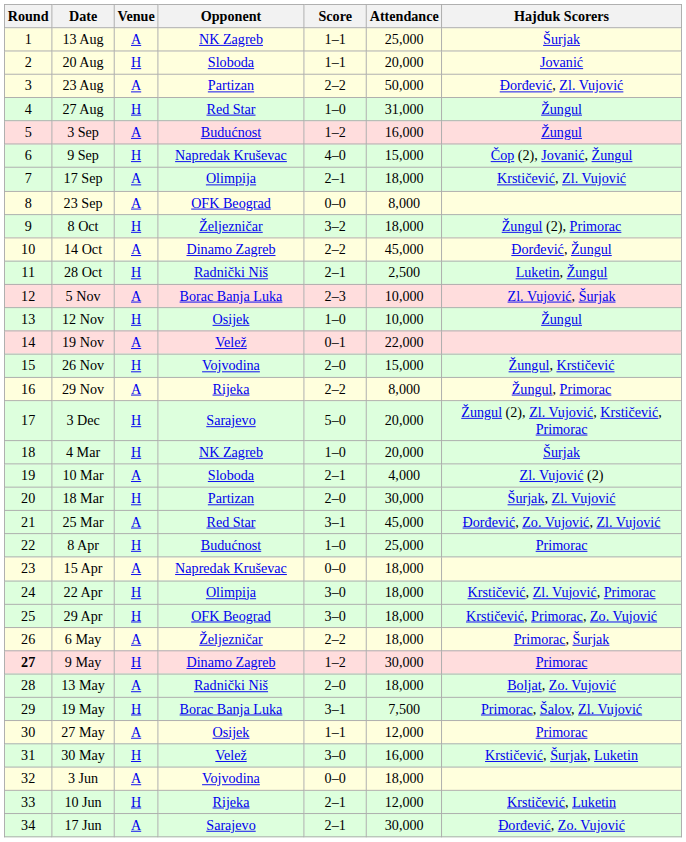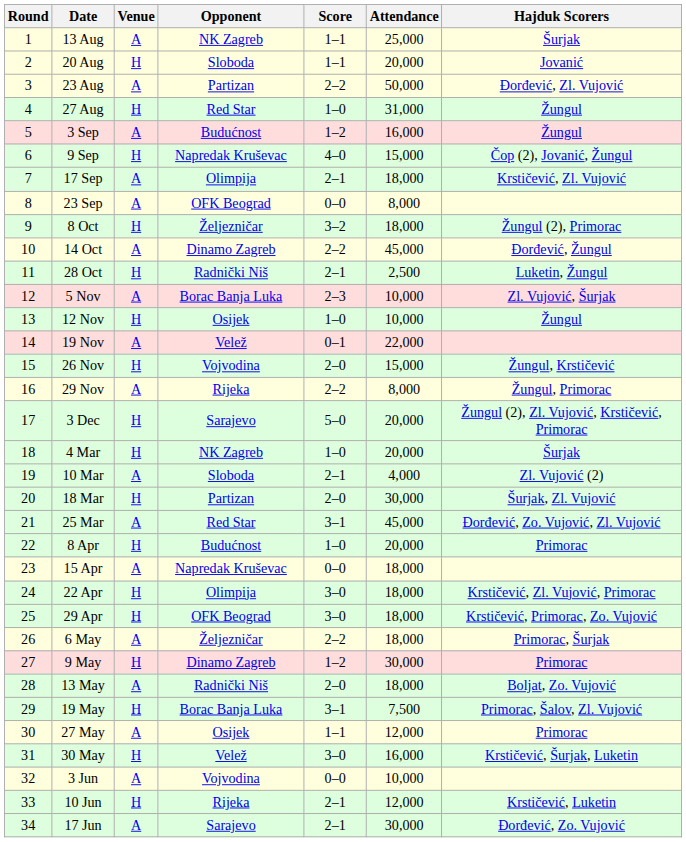(404, 545) 25,000 -> (404, 545) 20,000
(28, 662) bold -> (28, 662) normal
(404, 778) 18,000 -> (404, 778) 10,000
